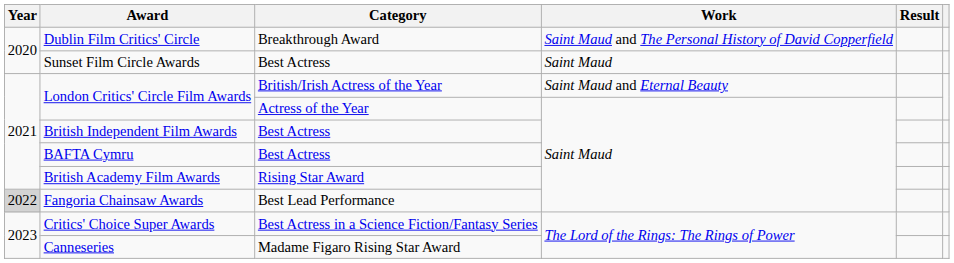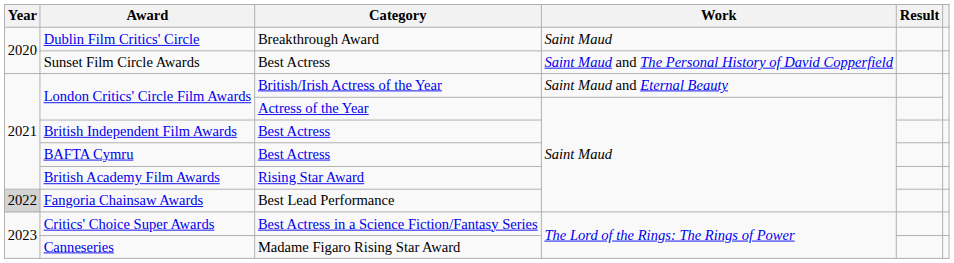(719, 39) Saint Maud and The Personal History of David Copperfield -> (578, 39) Saint Maud
(578, 62) Saint Maud -> (719, 62) Saint Maud and The Personal History of David Copperfield
